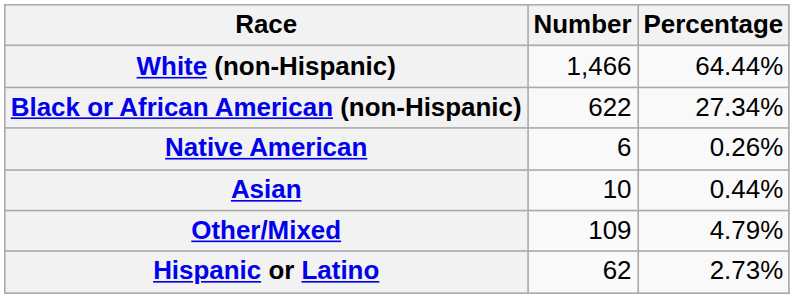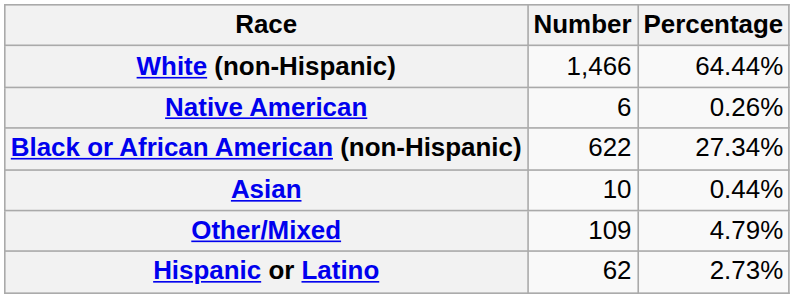rows swapped: (266, 107) <-> (266, 148)
